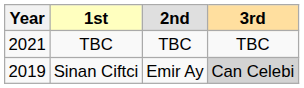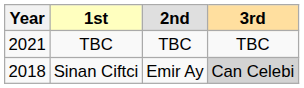(27, 70) 2019 -> (27, 70) 2018
